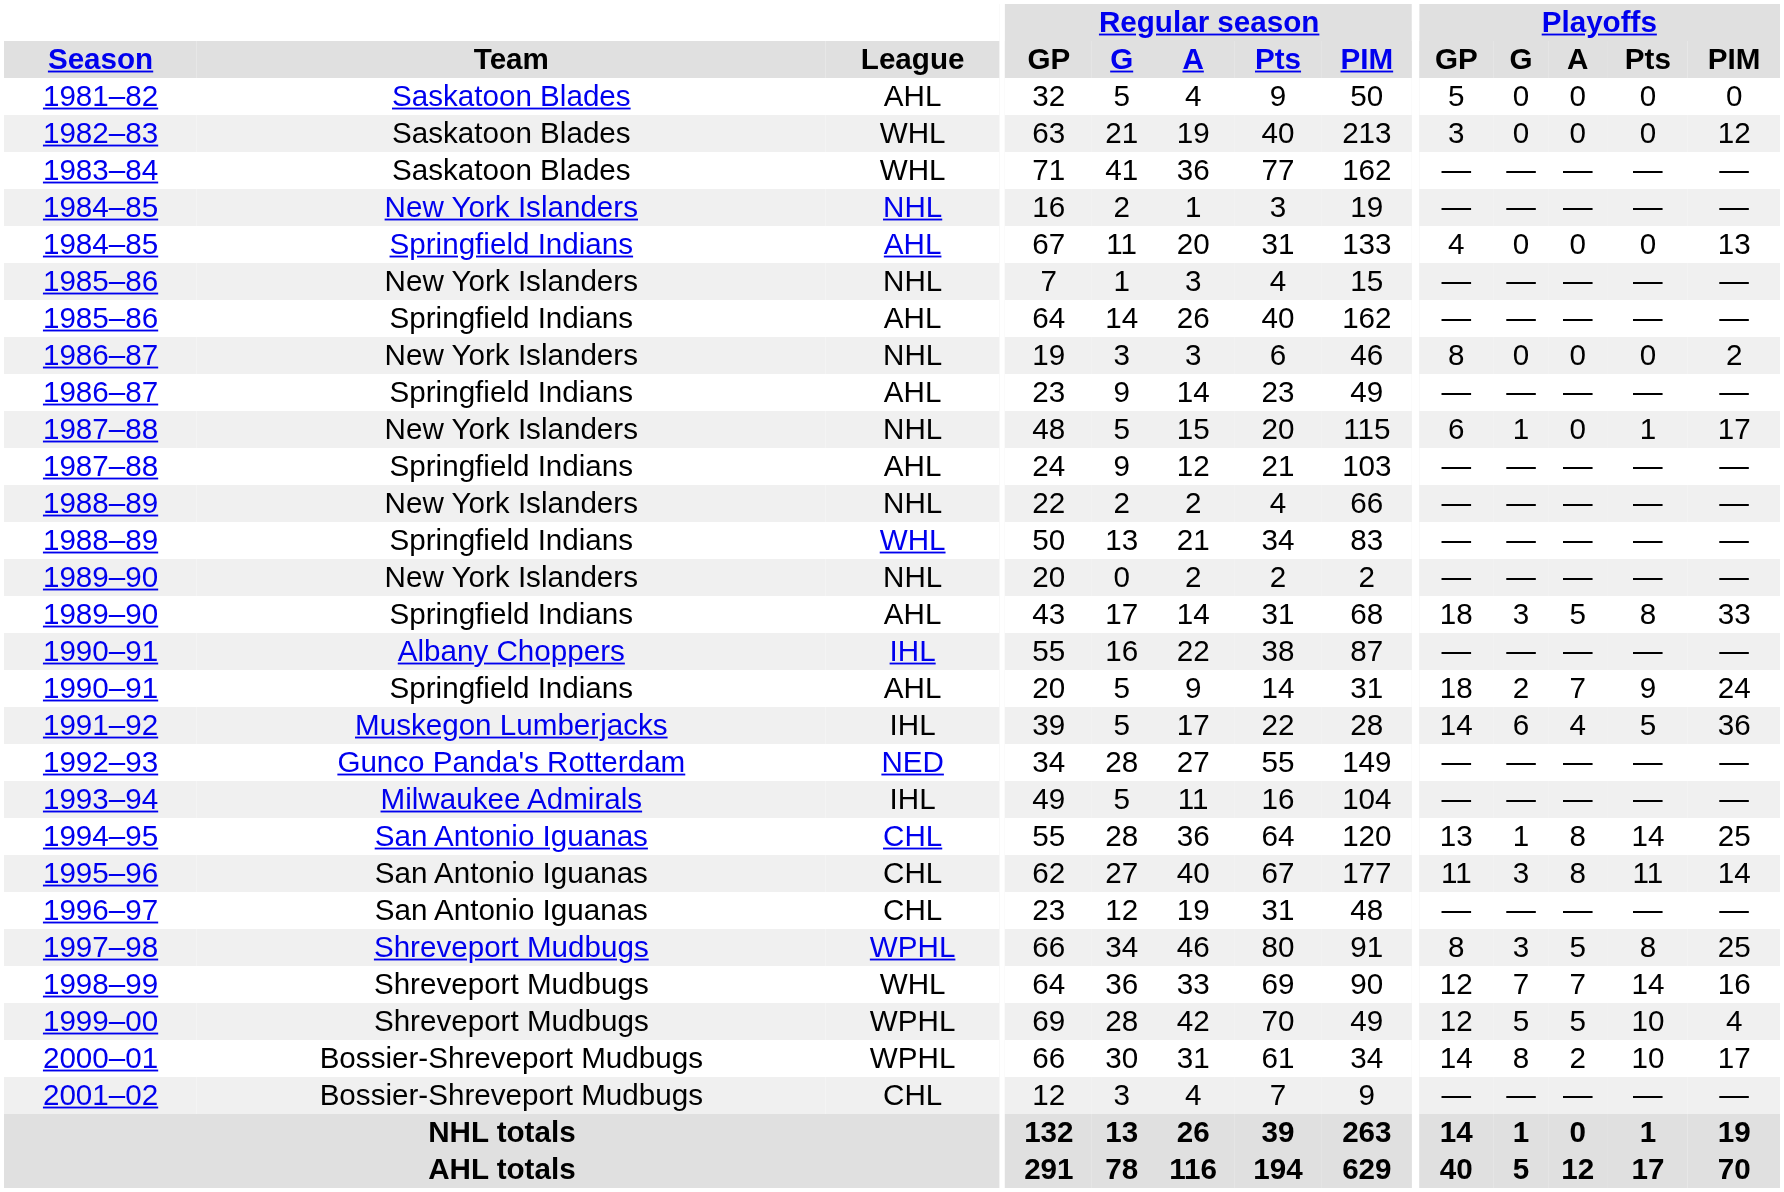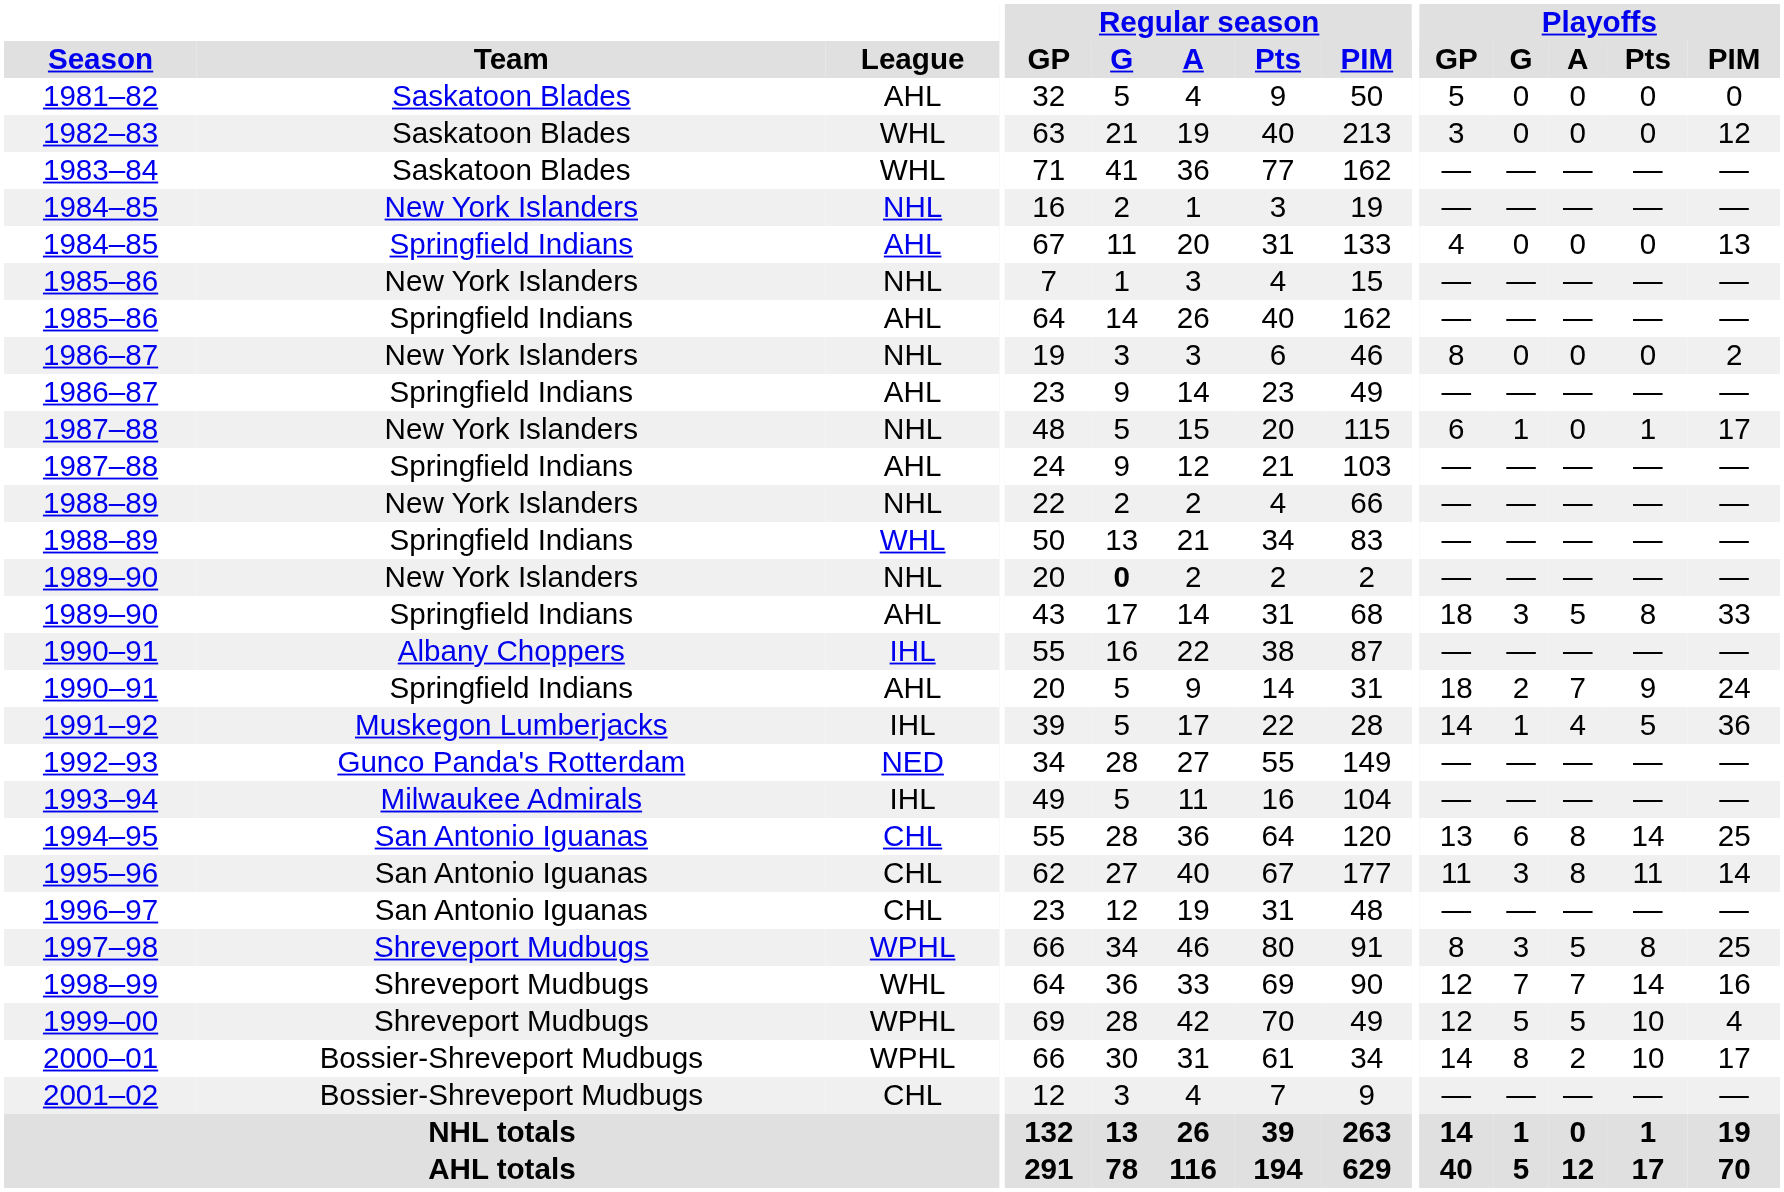(1122, 577) normal -> (1122, 577) bold
(1521, 725) 6 -> (1521, 725) 1
(1521, 836) 1 -> (1521, 836) 6
